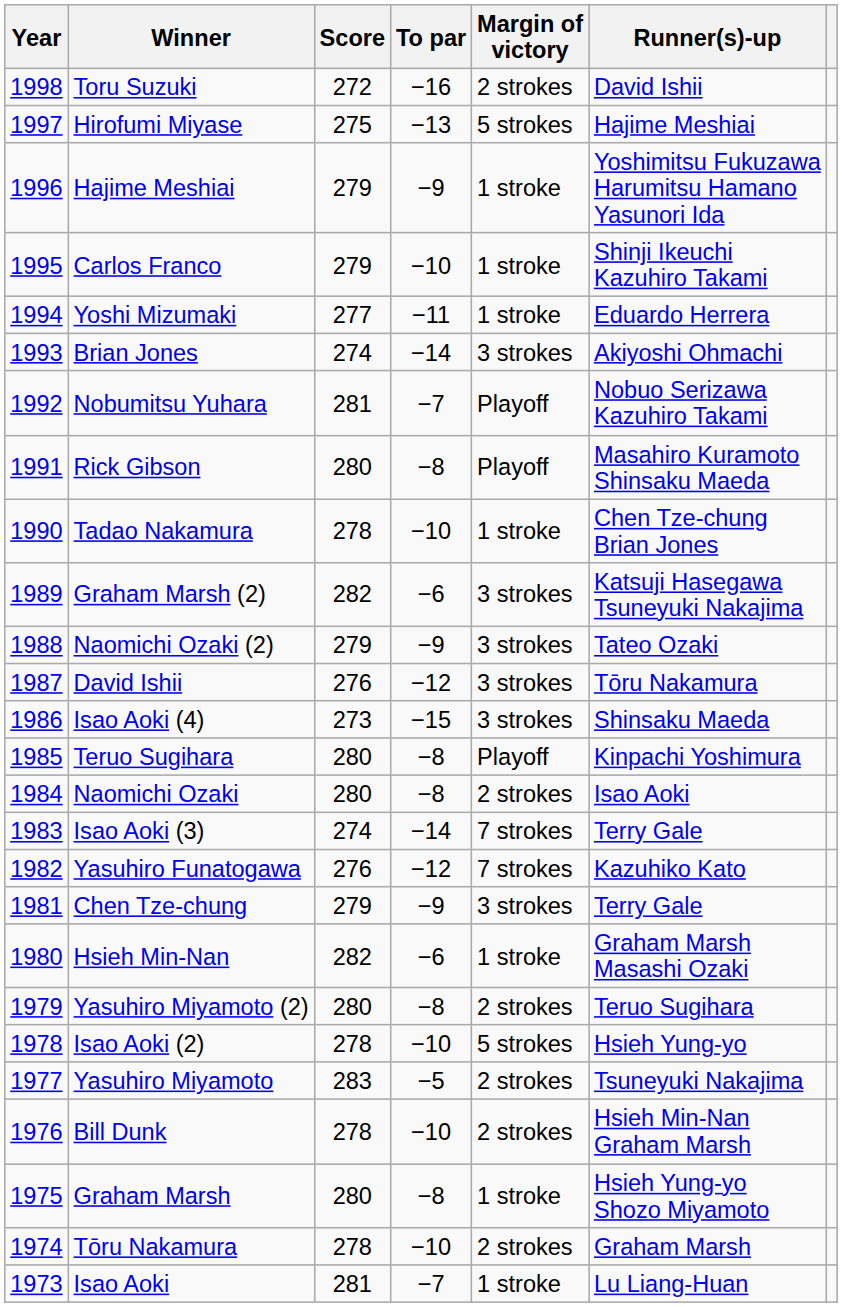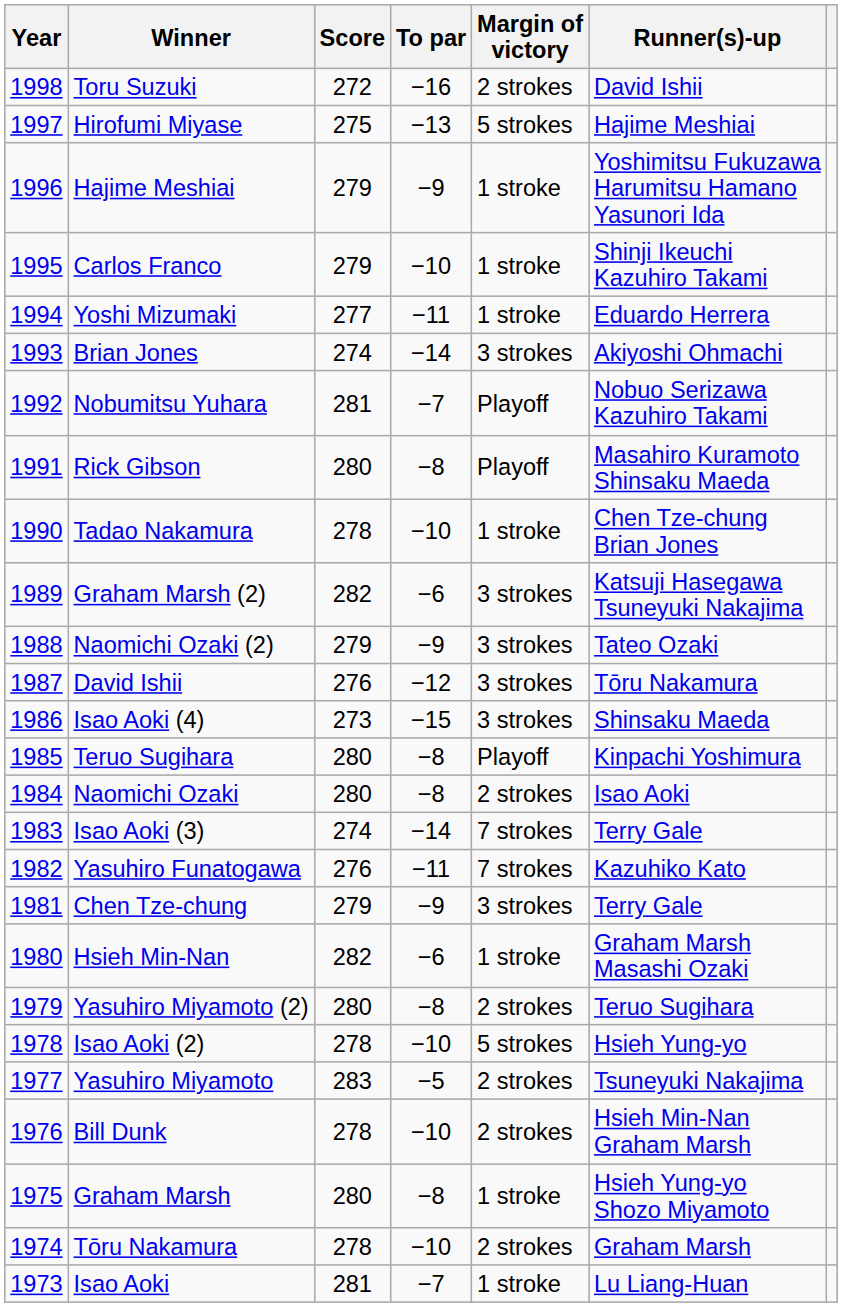(431, 868) −12 -> (431, 868) −11
